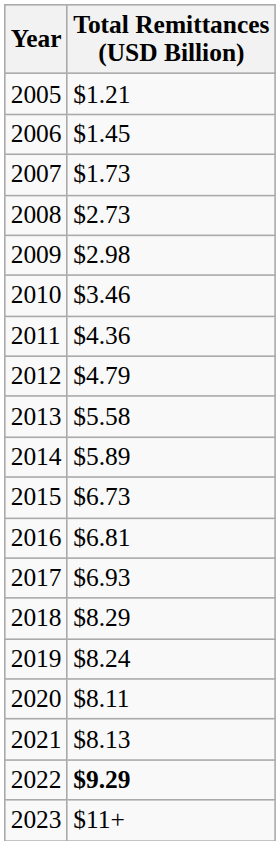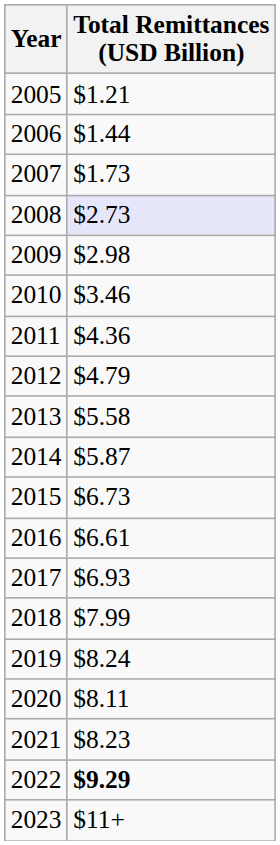(102, 133) $1.45 -> (102, 133) $1.44
(102, 214) no background -> (102, 214) lavender background
(102, 456) $5.89 -> (102, 456) $5.87
(102, 537) $6.81 -> (102, 537) $6.61
(102, 618) $8.29 -> (102, 618) $7.99
(102, 739) $8.13 -> (102, 739) $8.23
